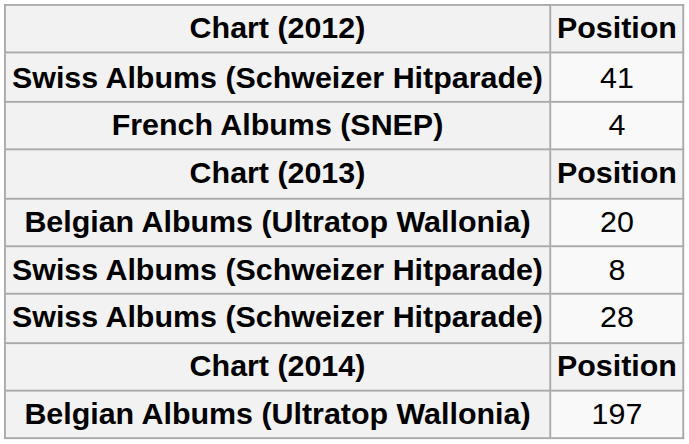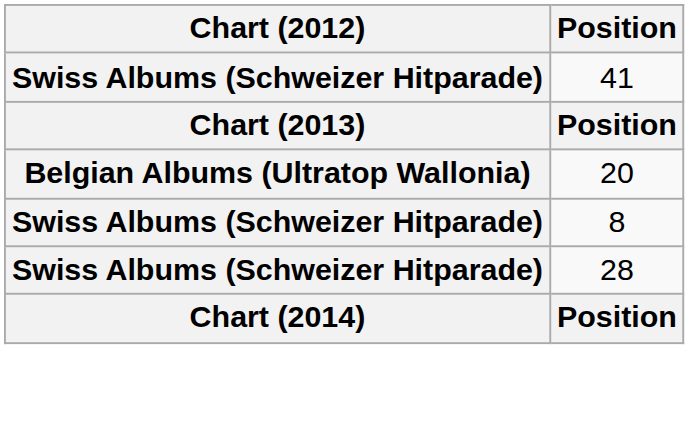- row: (617, 125)
- row: (617, 414)
